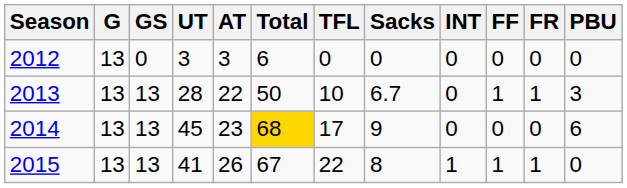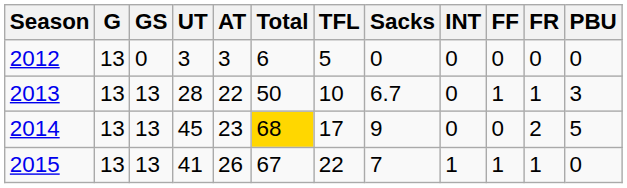(325, 57) 0 -> (325, 57) 5
(536, 128) 0 -> (536, 128) 2
(576, 128) 6 -> (576, 128) 5
(376, 164) 8 -> (376, 164) 7
